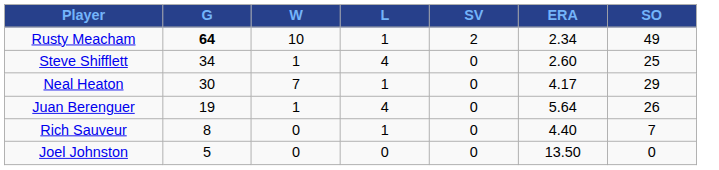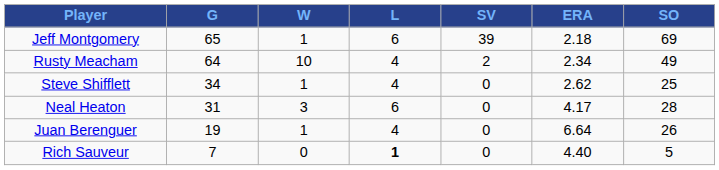+ row: (86, 38)
(207, 38) bold -> (212, 61) normal
(385, 38) 1 -> (395, 61) 4
(563, 61) 2.60 -> (578, 84) 2.62
(207, 84) 30 -> (212, 107) 31
(296, 84) 7 -> (304, 107) 3
(385, 84) 1 -> (395, 107) 6
(652, 84) 29 -> (669, 107) 28
(563, 107) 5.64 -> (578, 130) 6.64
(207, 130) 8 -> (212, 152) 7
(385, 130) normal -> (395, 152) bold
(652, 130) 7 -> (669, 152) 5
- row: (84, 152)
